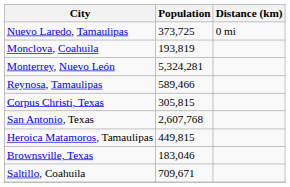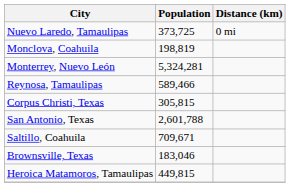(176, 48) 193,819 -> (176, 48) 198,819
(181, 119) 2,607,768 -> (181, 119) 2,601,788
rows swapped: (80, 137) <-> (46, 173)
